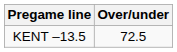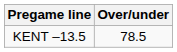(133, 36) 72.5 -> (133, 36) 78.5
